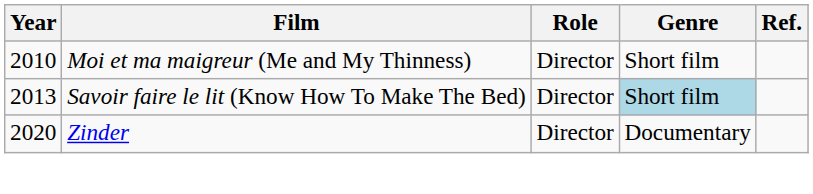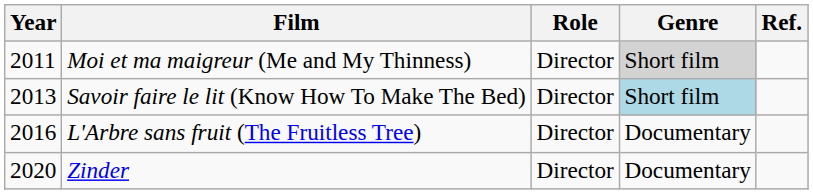(33, 59) 2010 -> (33, 59) 2011
(672, 59) no background -> (672, 59) lightgrey background
+ row: (244, 133)
